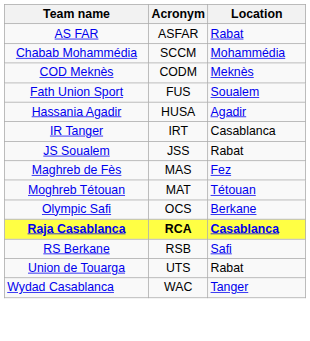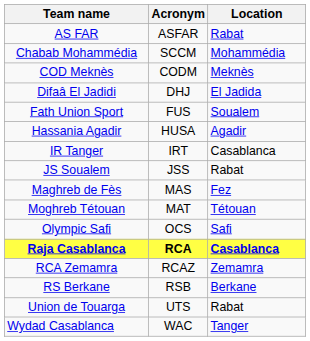+ row: (77, 92)
(234, 209) Berkane -> (221, 229) Safi
+ row: (77, 268)
(221, 248) Safi -> (234, 287) Berkane
